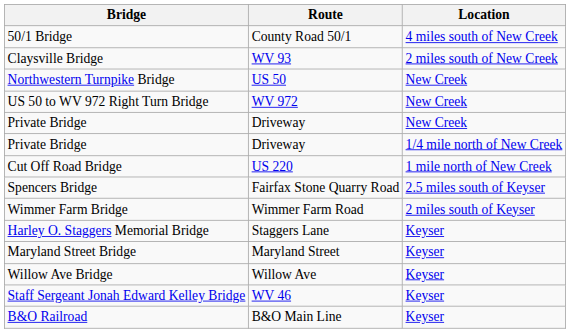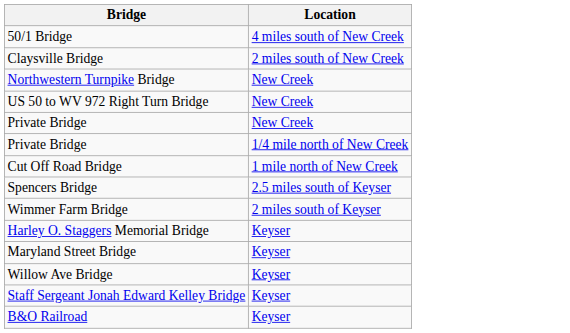- column: (325, 15)
